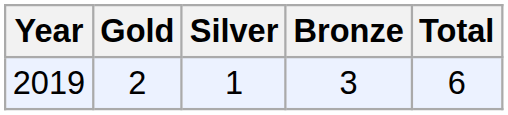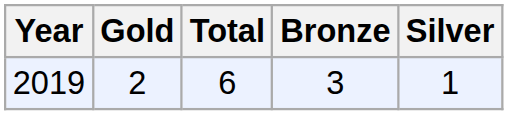columns swapped: (234, 31) <-> (457, 31)
